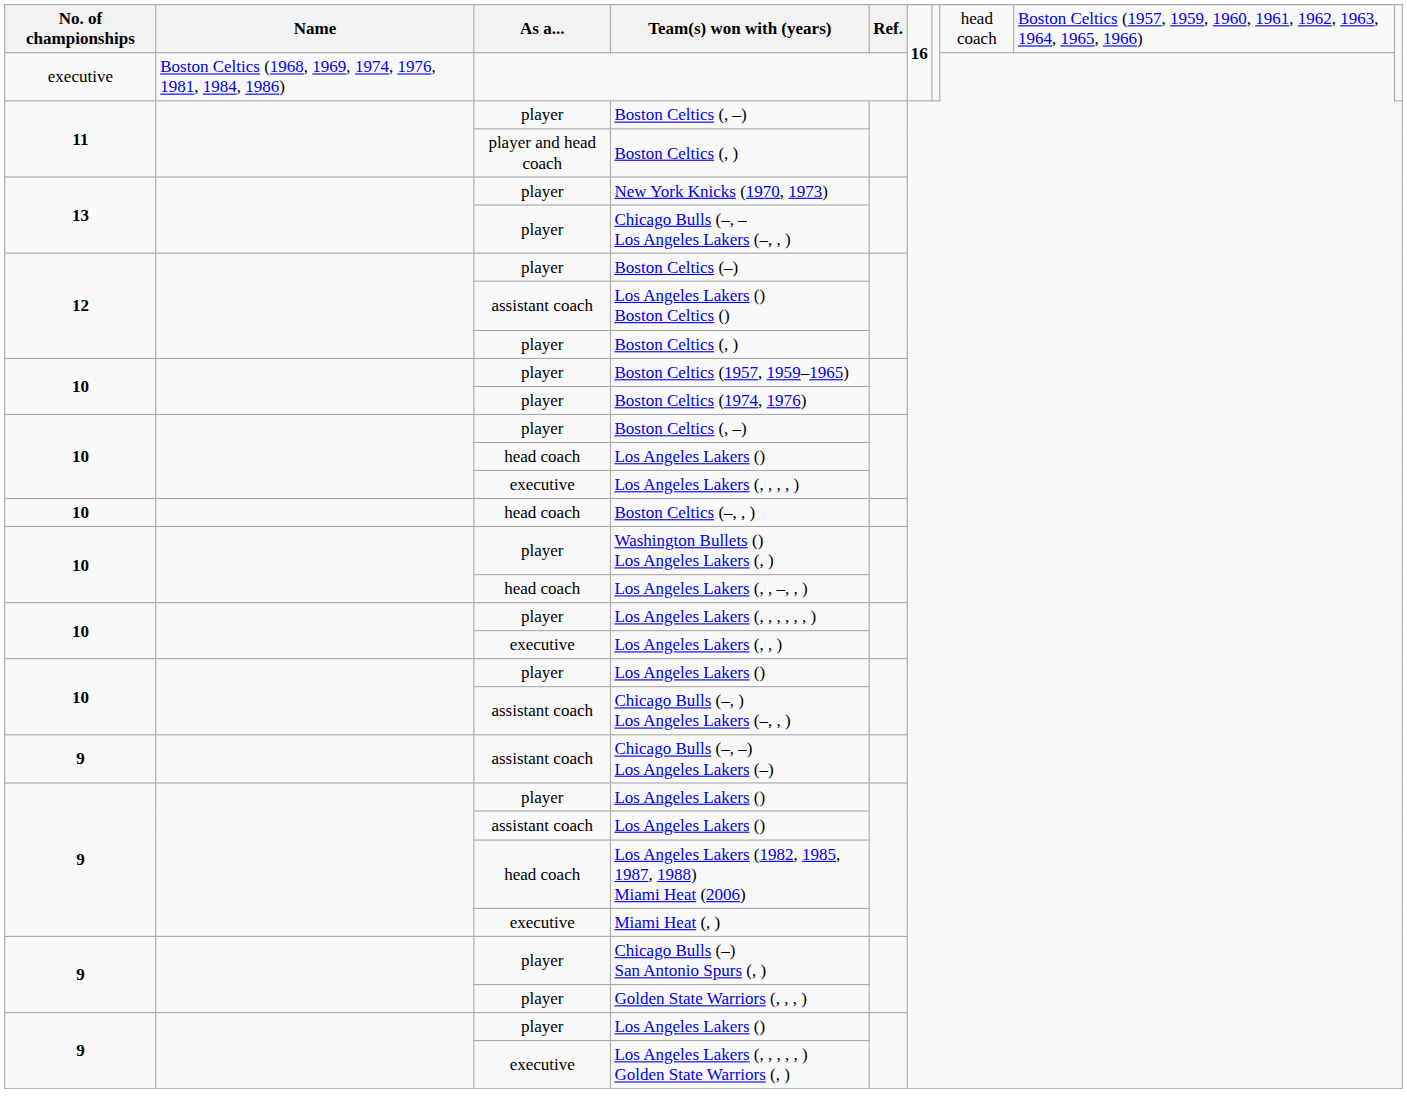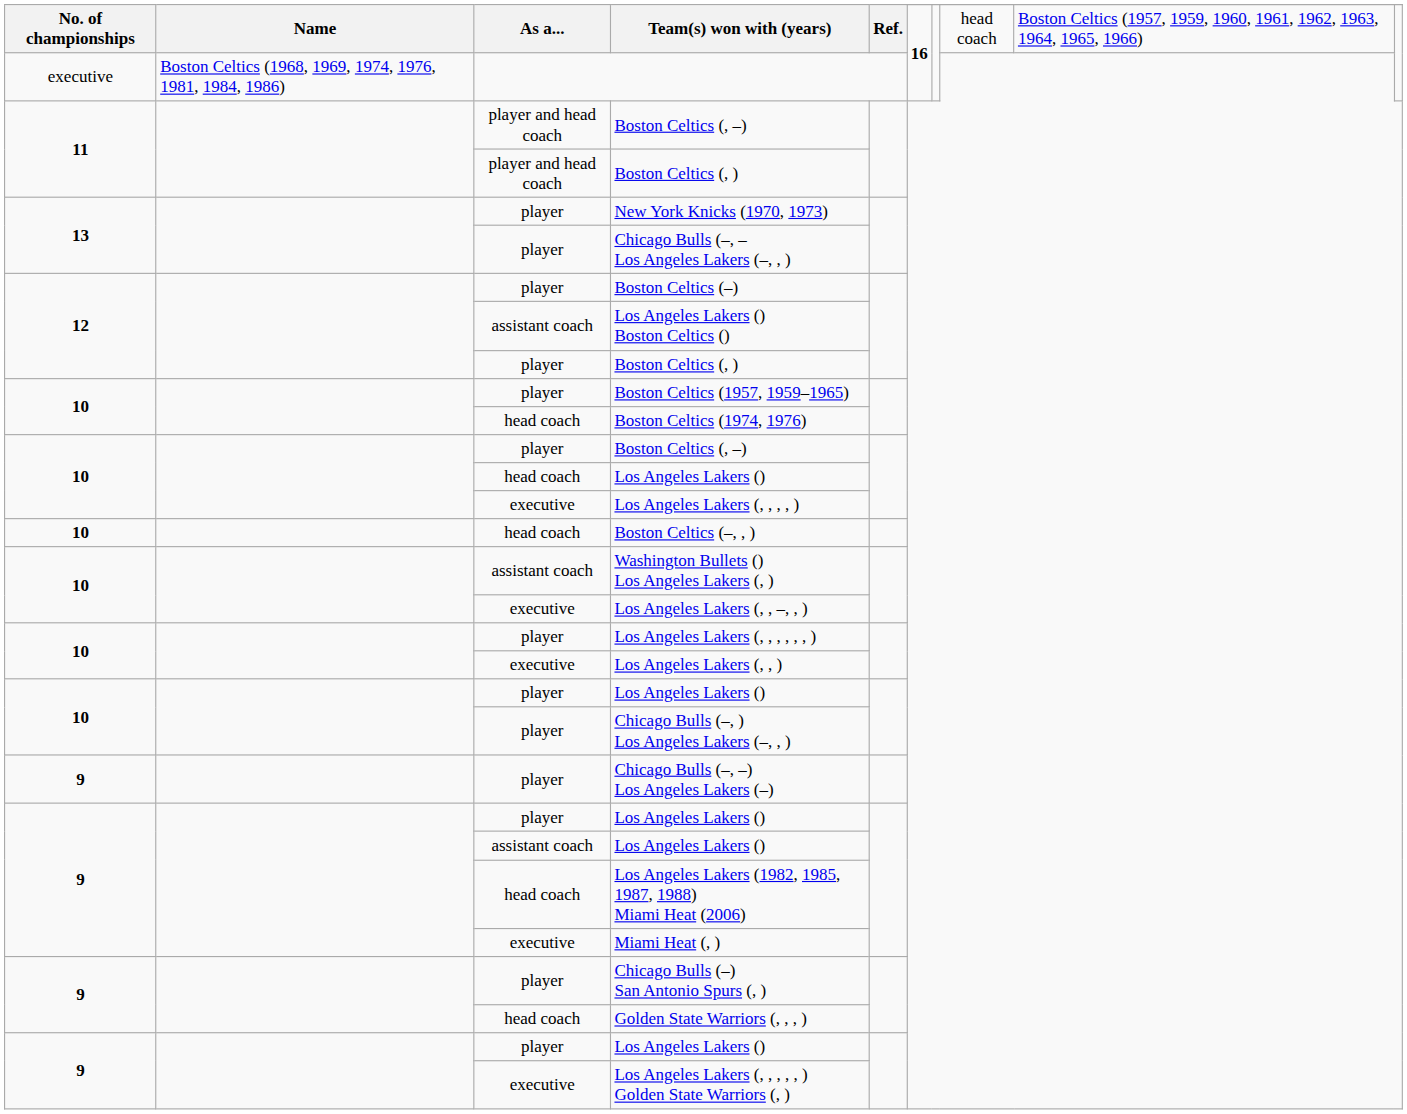(542, 115) player -> (542, 125) player and head coach
(542, 400) player -> (542, 420) head coach
(542, 550) player -> (542, 570) assistant coach
(542, 588) head coach -> (542, 608) executive
(542, 711) assistant coach -> (542, 731) player
(542, 759) assistant coach -> (542, 779) player
(542, 998) player -> (542, 1018) head coach
